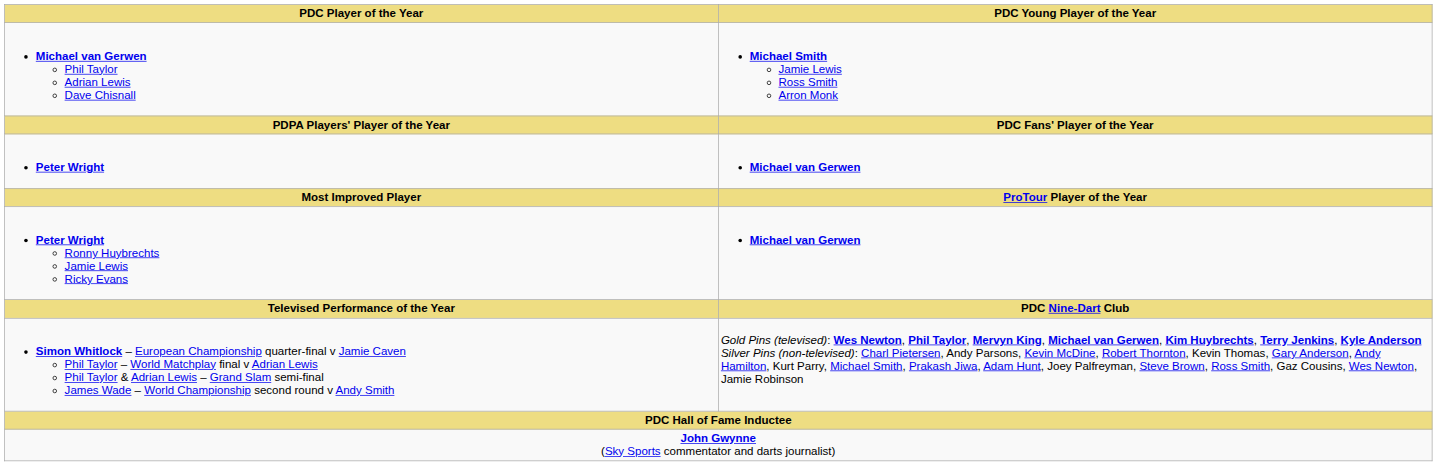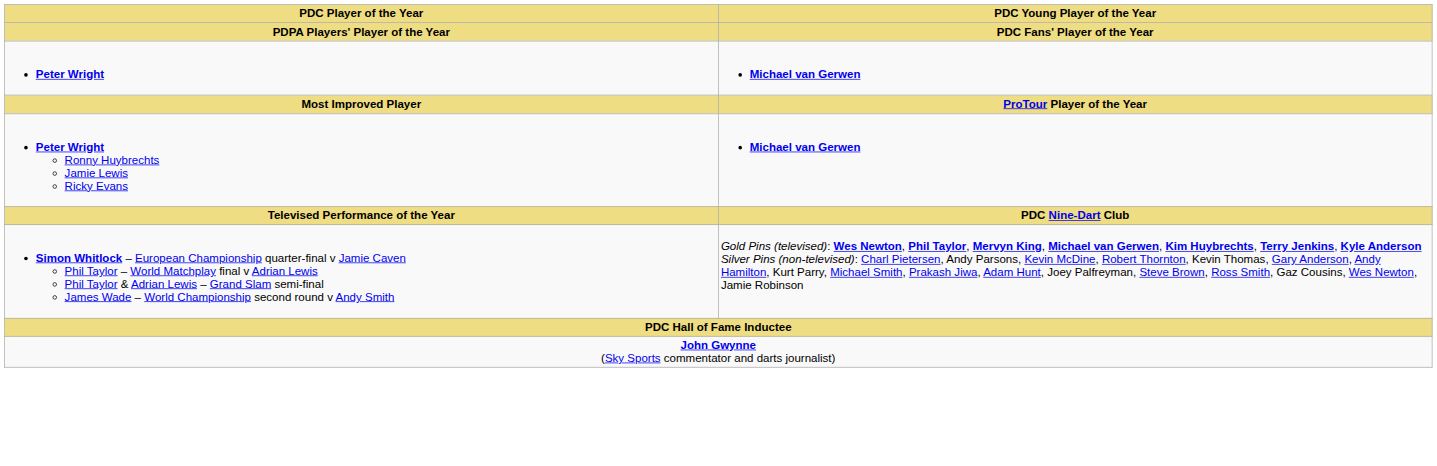- row: (361, 76)
